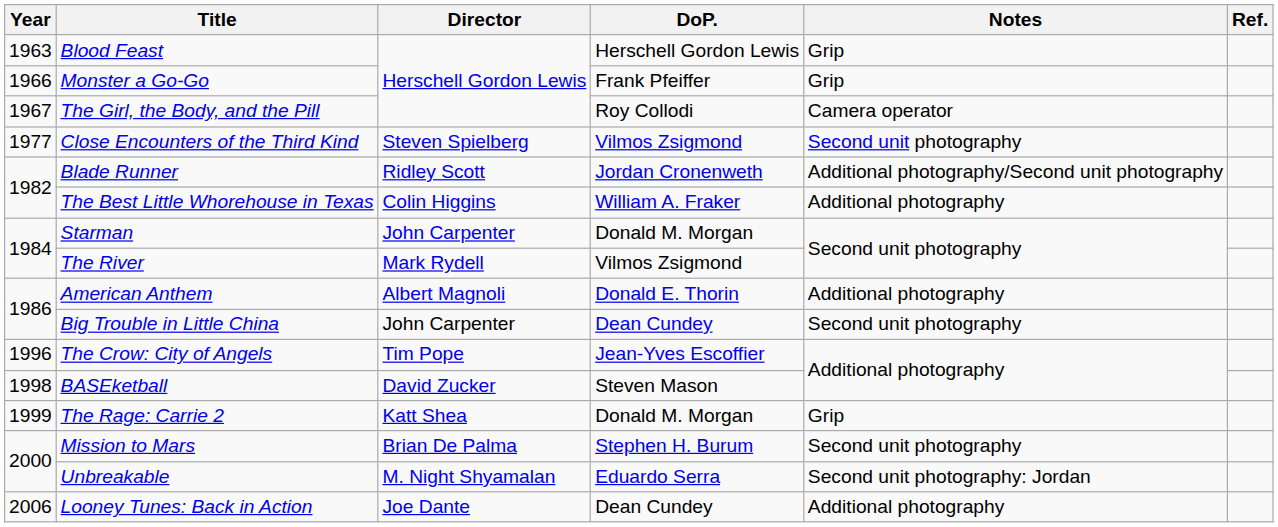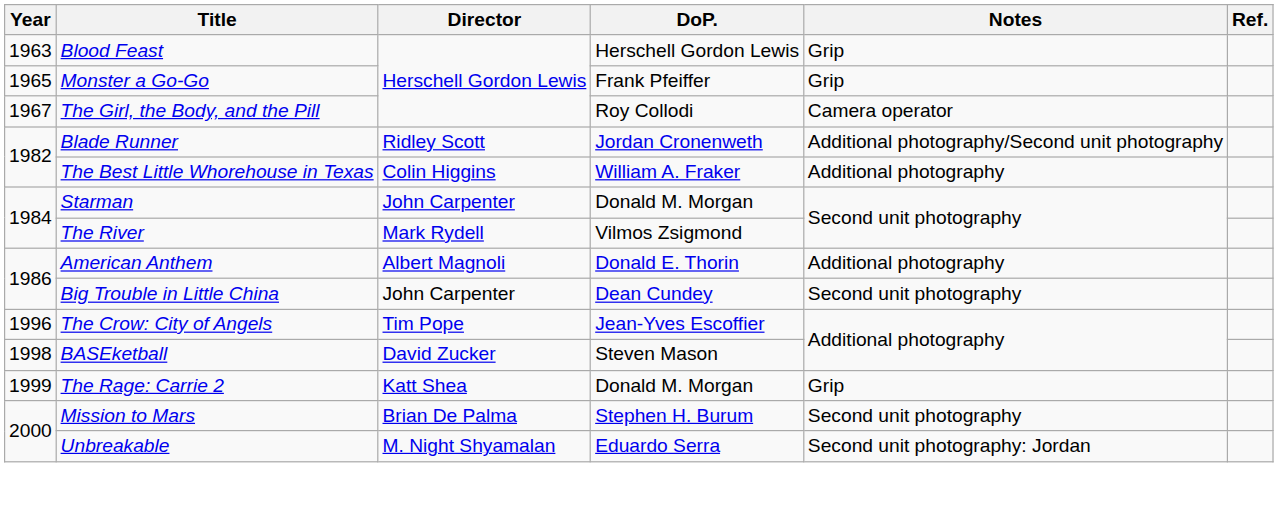(30, 80) 1966 -> (30, 80) 1965
- row: (209, 141)
- row: (187, 506)
